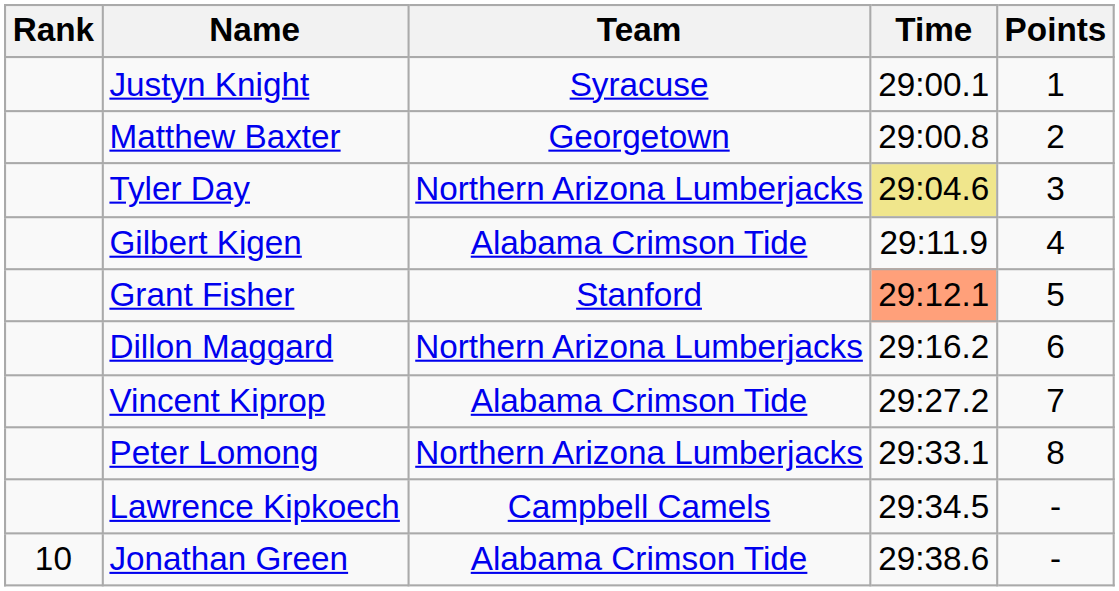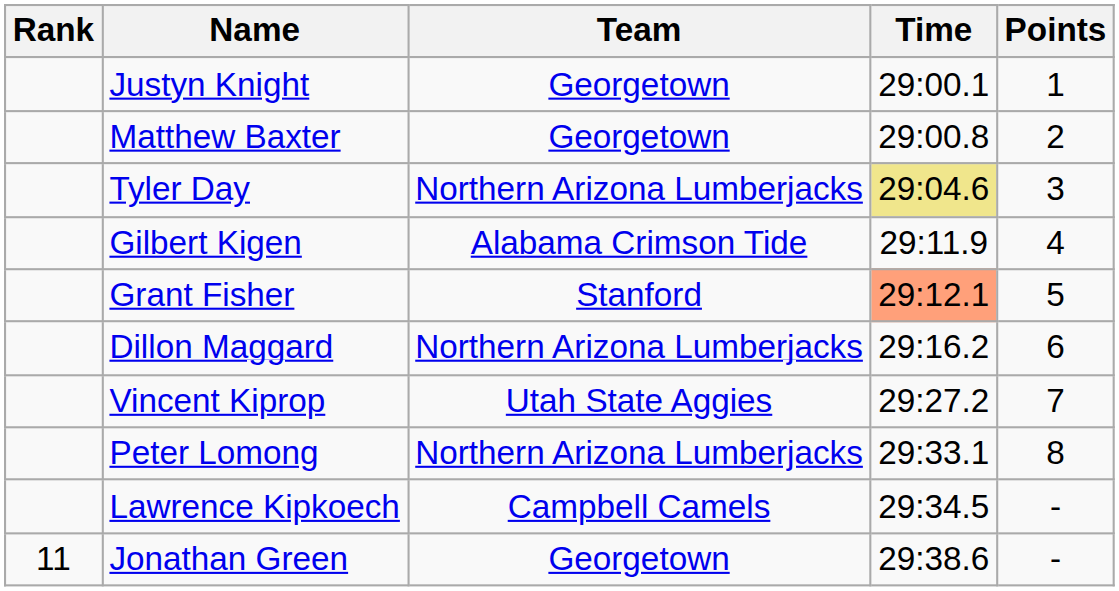(639, 83) Syracuse -> (639, 83) Georgetown
(639, 400) Alabama Crimson Tide -> (639, 400) Utah State Aggies
(53, 558) 10 -> (53, 558) 11
(639, 558) Alabama Crimson Tide -> (639, 558) Georgetown
